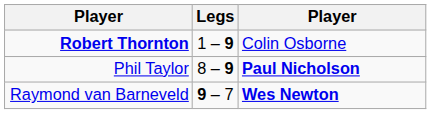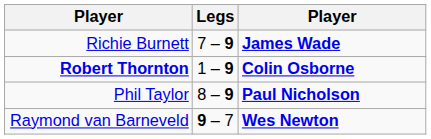+ row: (138, 43)
(294, 43) normal -> (298, 69) bold
